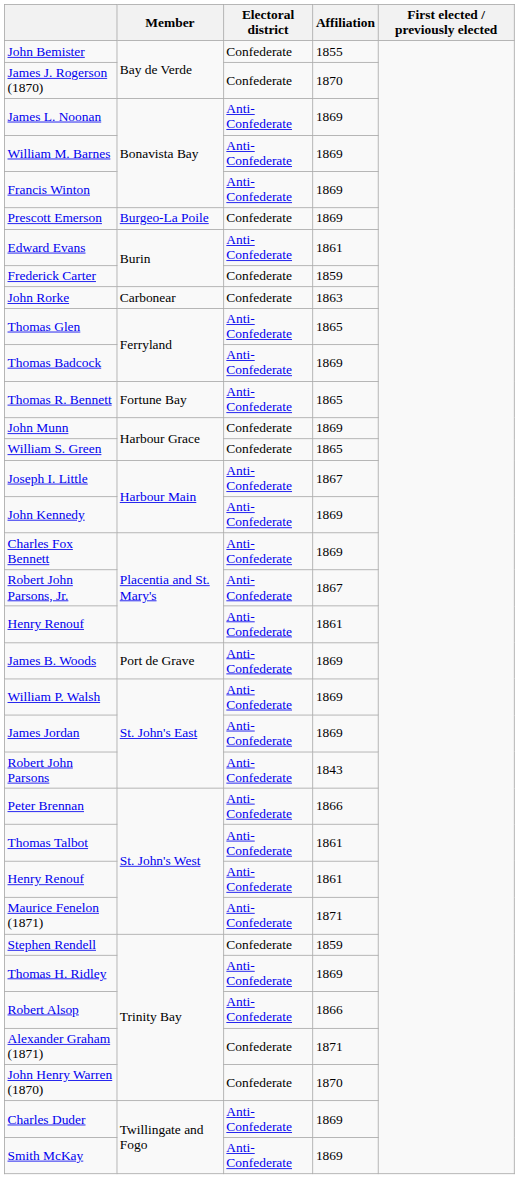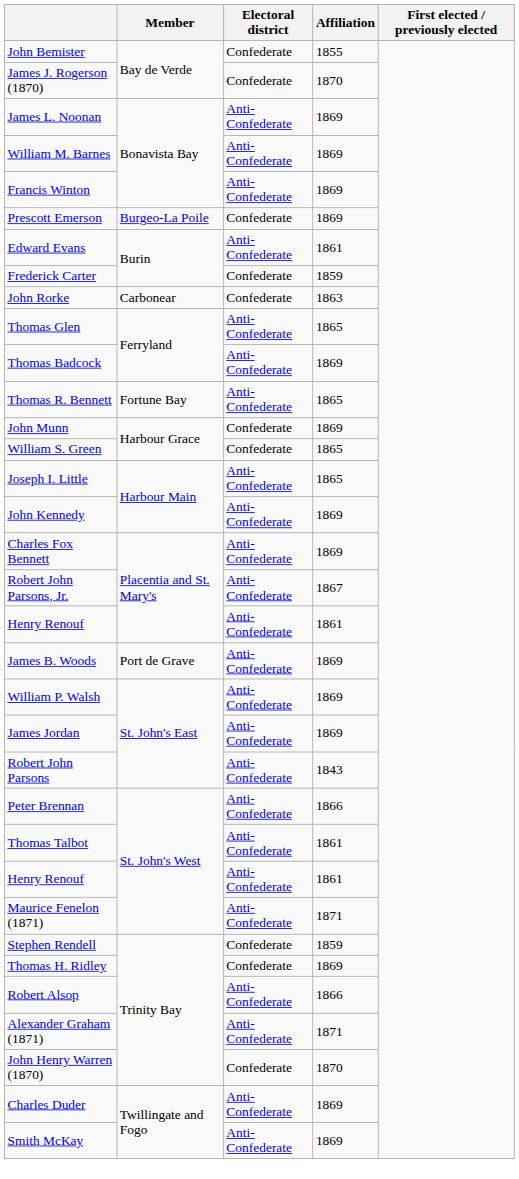(329, 478) 1867 -> (329, 478) 1865
(259, 973) Anti-Confederate -> (259, 965) Confederate
(259, 1046) Confederate -> (259, 1031) Anti-Confederate
